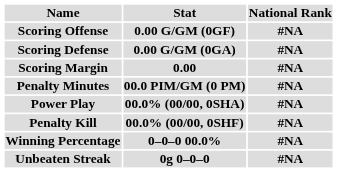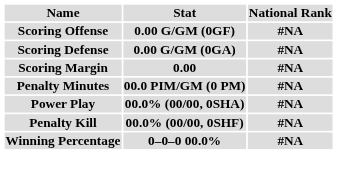- row: (63, 159)
